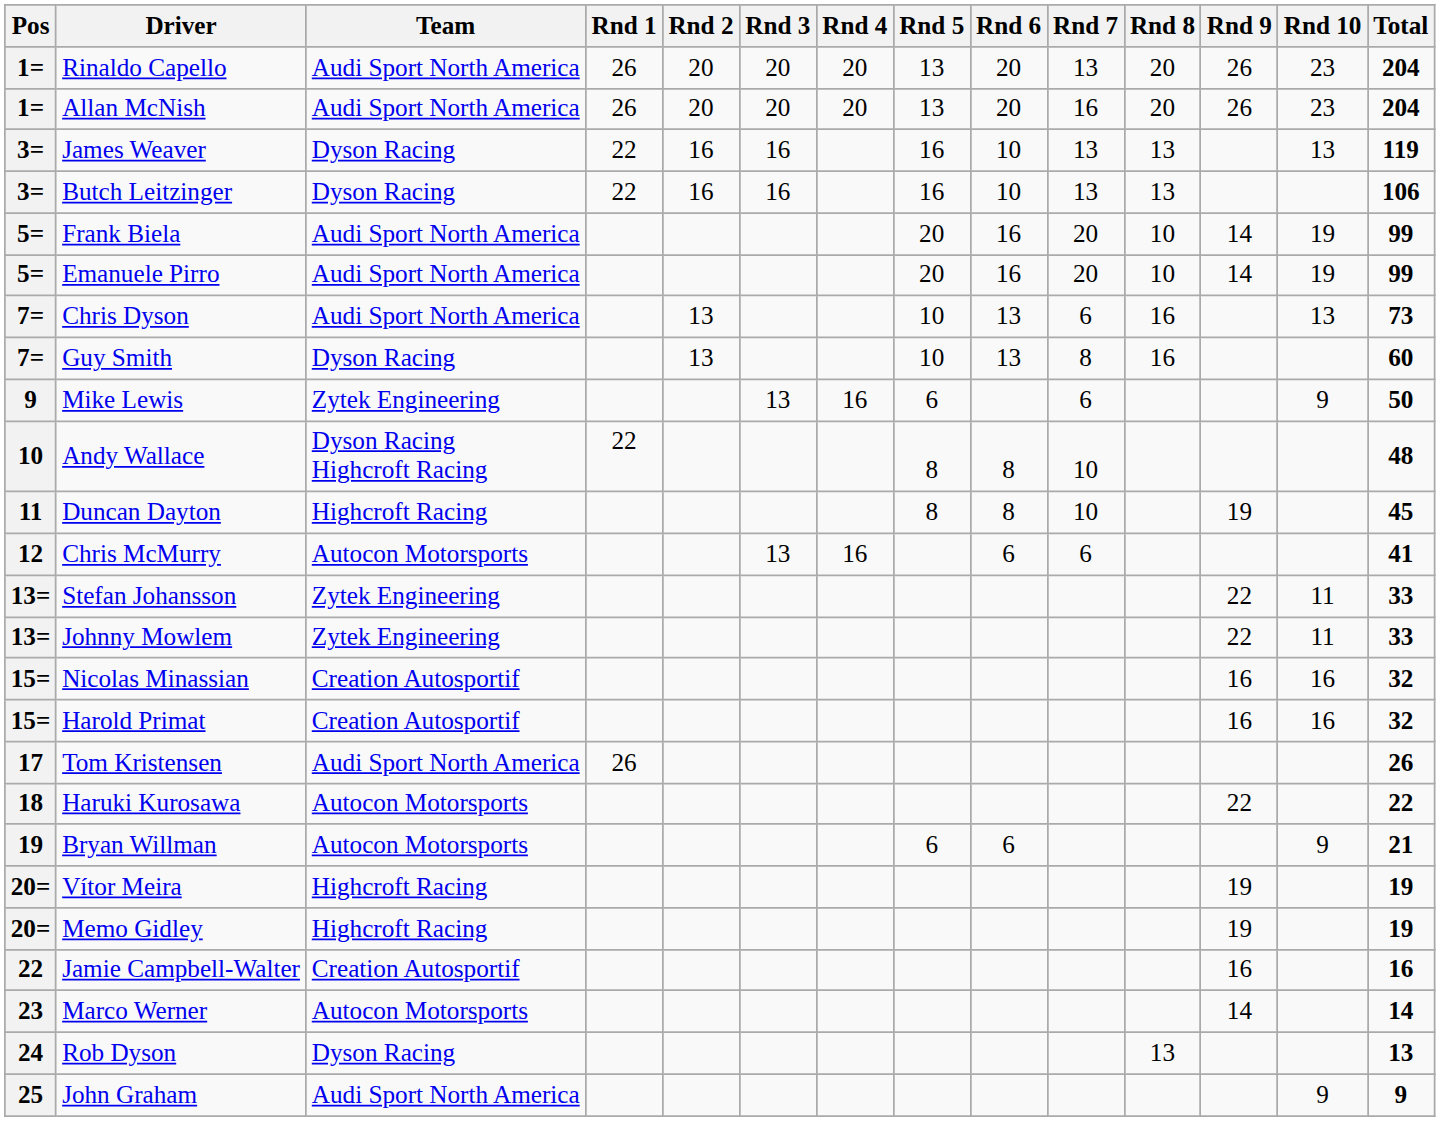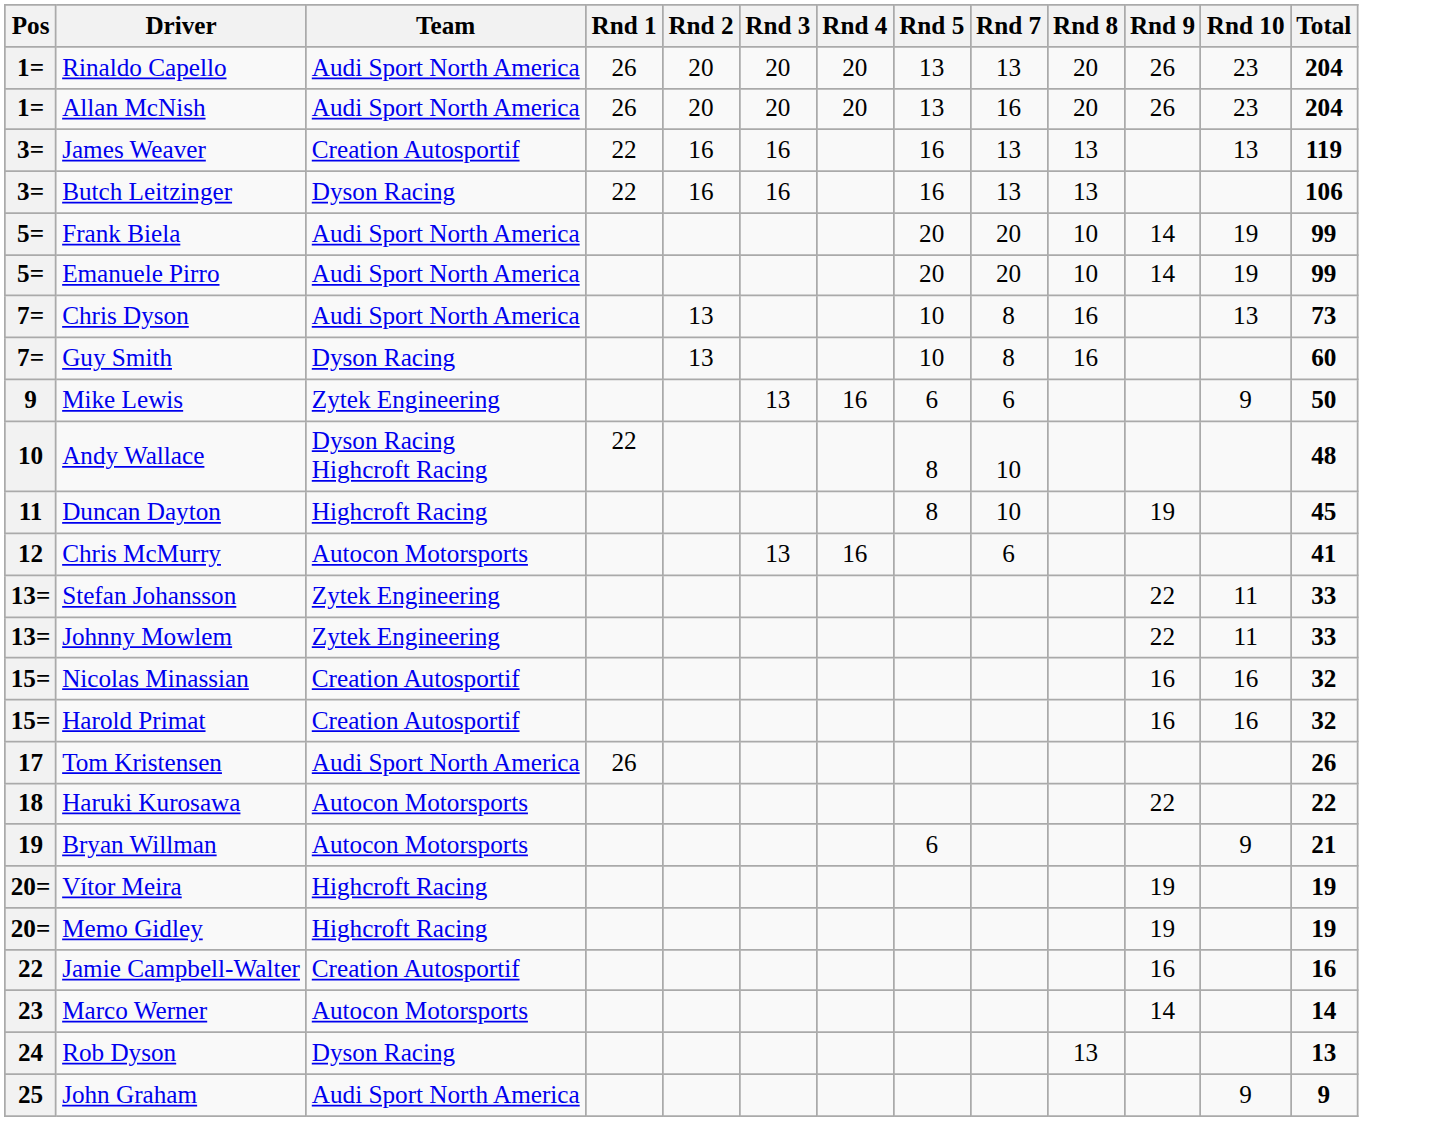- column: (1009, 25)
(383, 150) Dyson Racing -> (416, 150) Creation Autosportif
(1086, 316) 6 -> (1009, 316) 8
